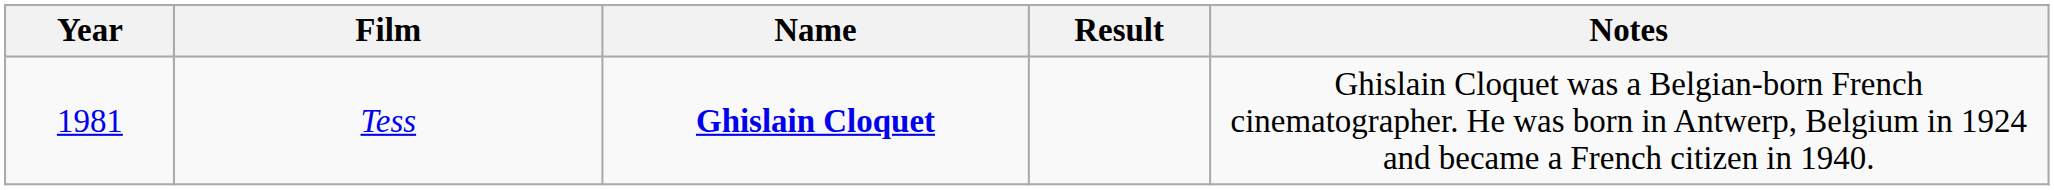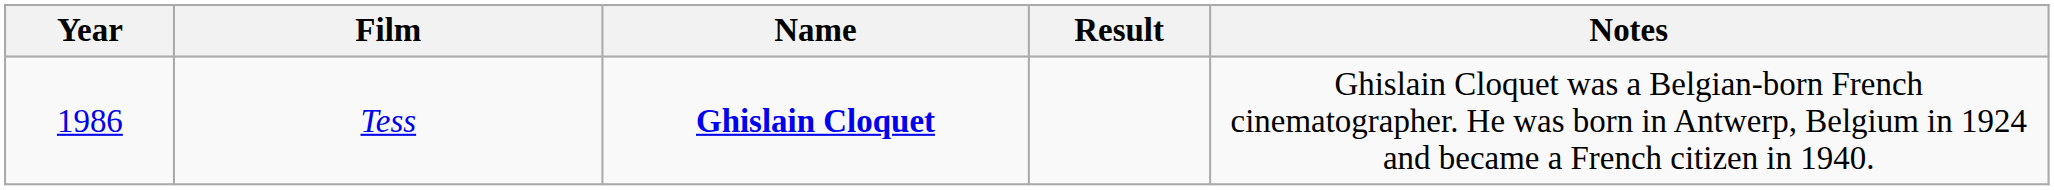(90, 119) 1981 -> (90, 119) 1986
